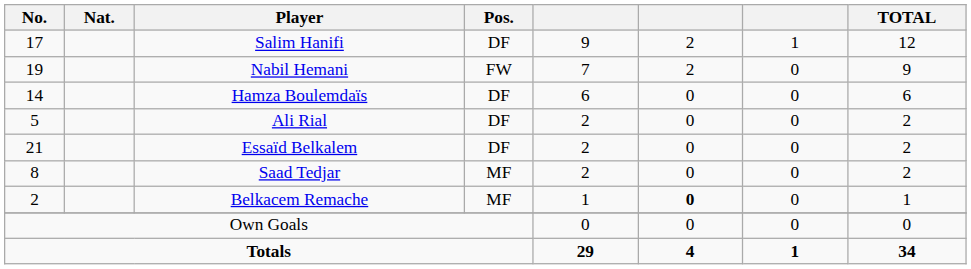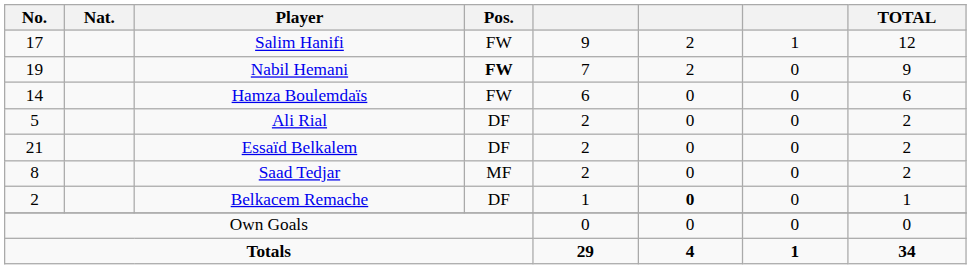(499, 43) DF -> (499, 43) FW
(499, 68) normal -> (499, 68) bold
(499, 94) DF -> (499, 94) FW
(499, 198) MF -> (499, 198) DF
